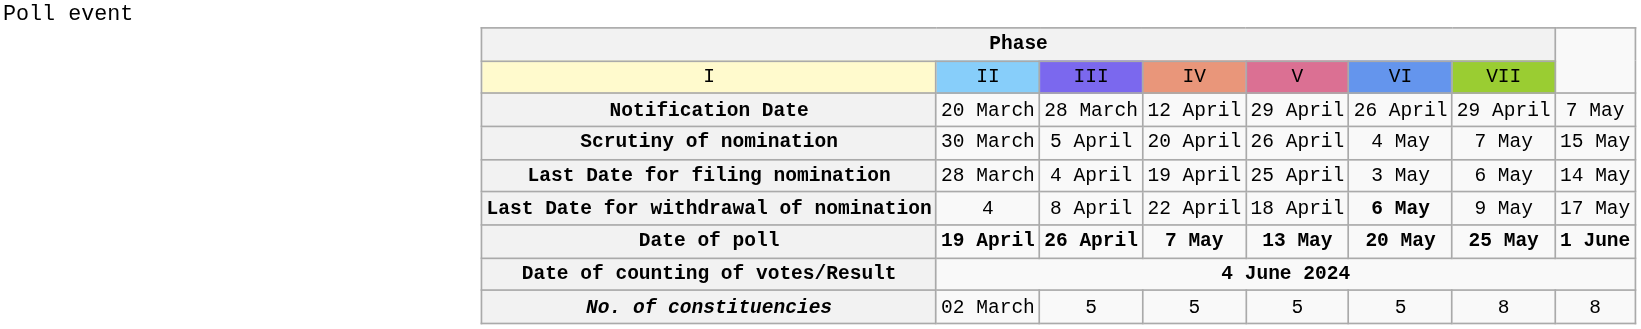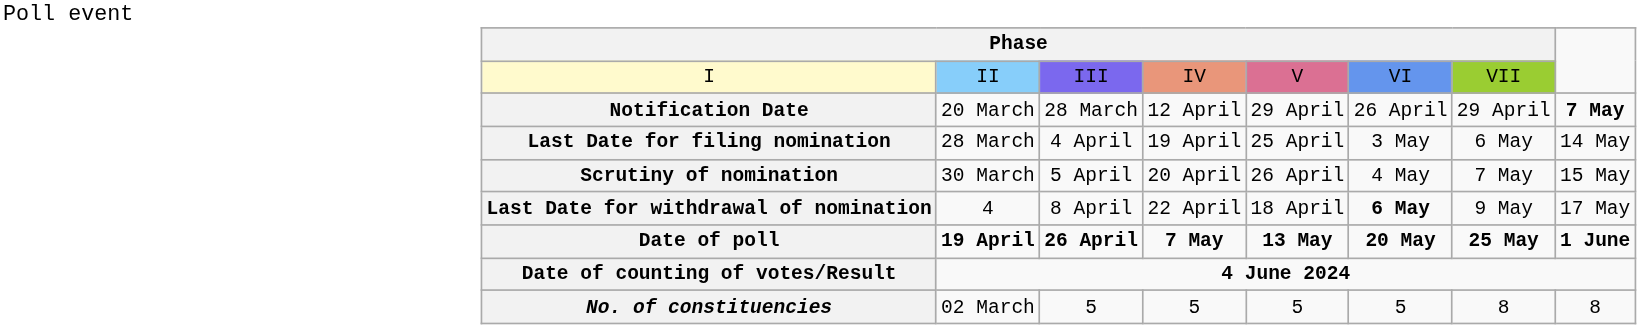(1595, 110) normal -> (1595, 110) bold
rows swapped: (709, 176) <-> (709, 143)
